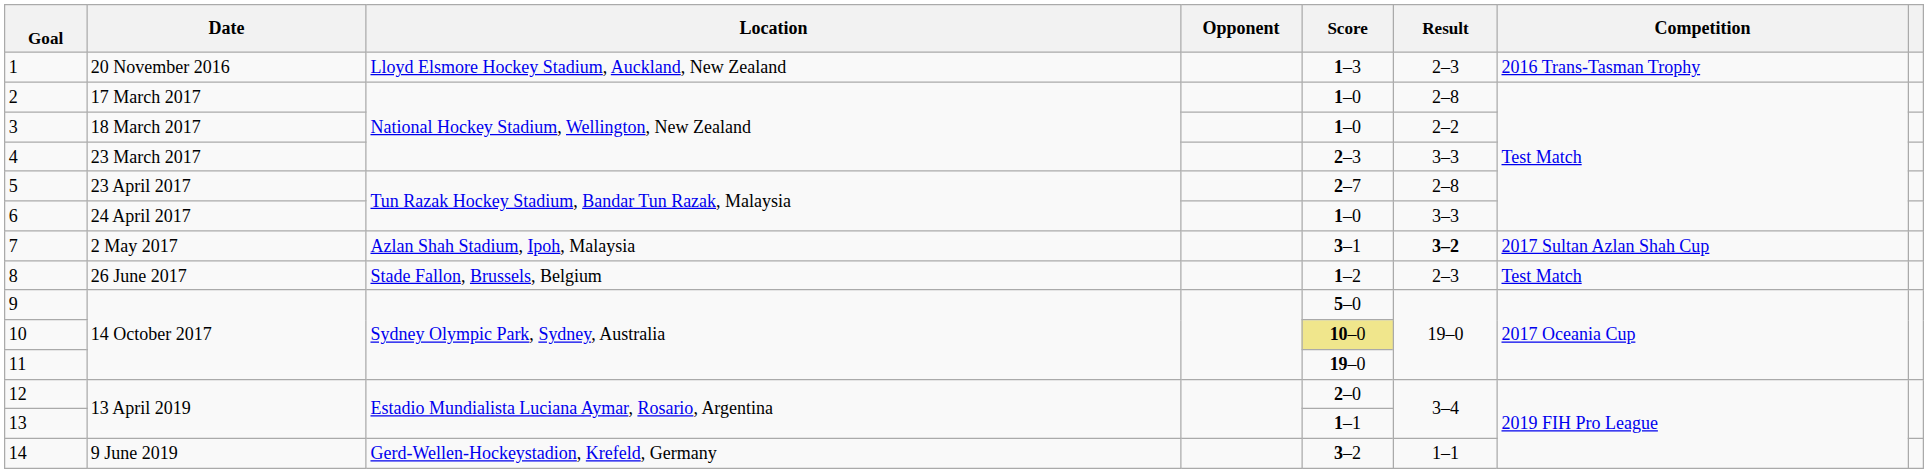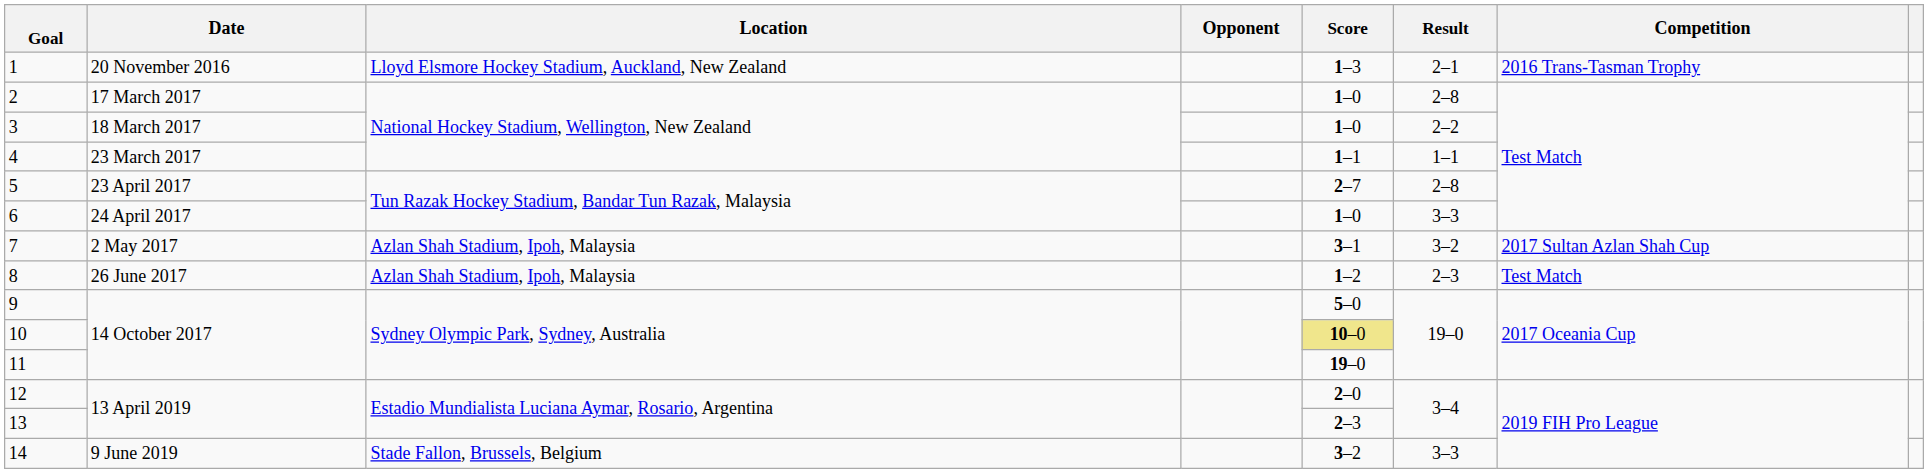(1445, 67) 2–3 -> (1445, 67) 2–1
(1348, 156) 2–3 -> (1348, 156) 1–1
(1445, 156) 3–3 -> (1445, 156) 1–1
(1445, 245) bold -> (1445, 245) normal
(486, 275) Stade Fallon, Brussels, Belgium -> (503, 275) Azlan Shah Stadium, Ipoh, Malaysia
(1348, 424) 1–1 -> (1348, 424) 2–3
(544, 453) Gerd-Wellen-Hockeystadion, Krefeld, Germany -> (486, 453) Stade Fallon, Brussels, Belgium
(1445, 453) 1–1 -> (1445, 453) 3–3
